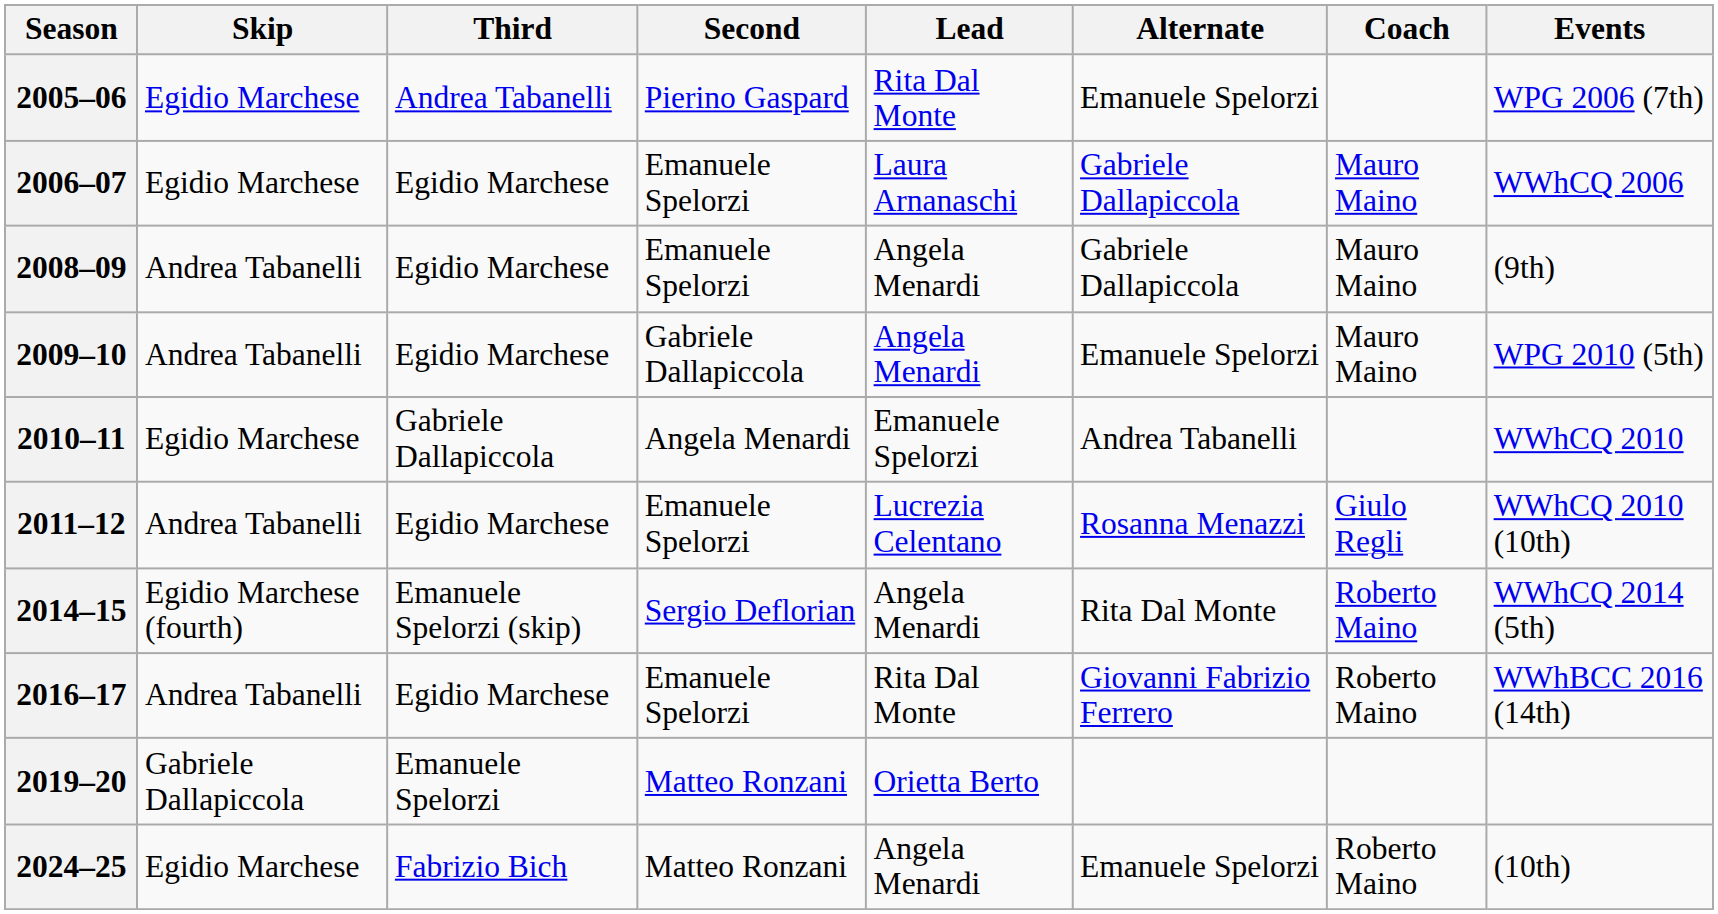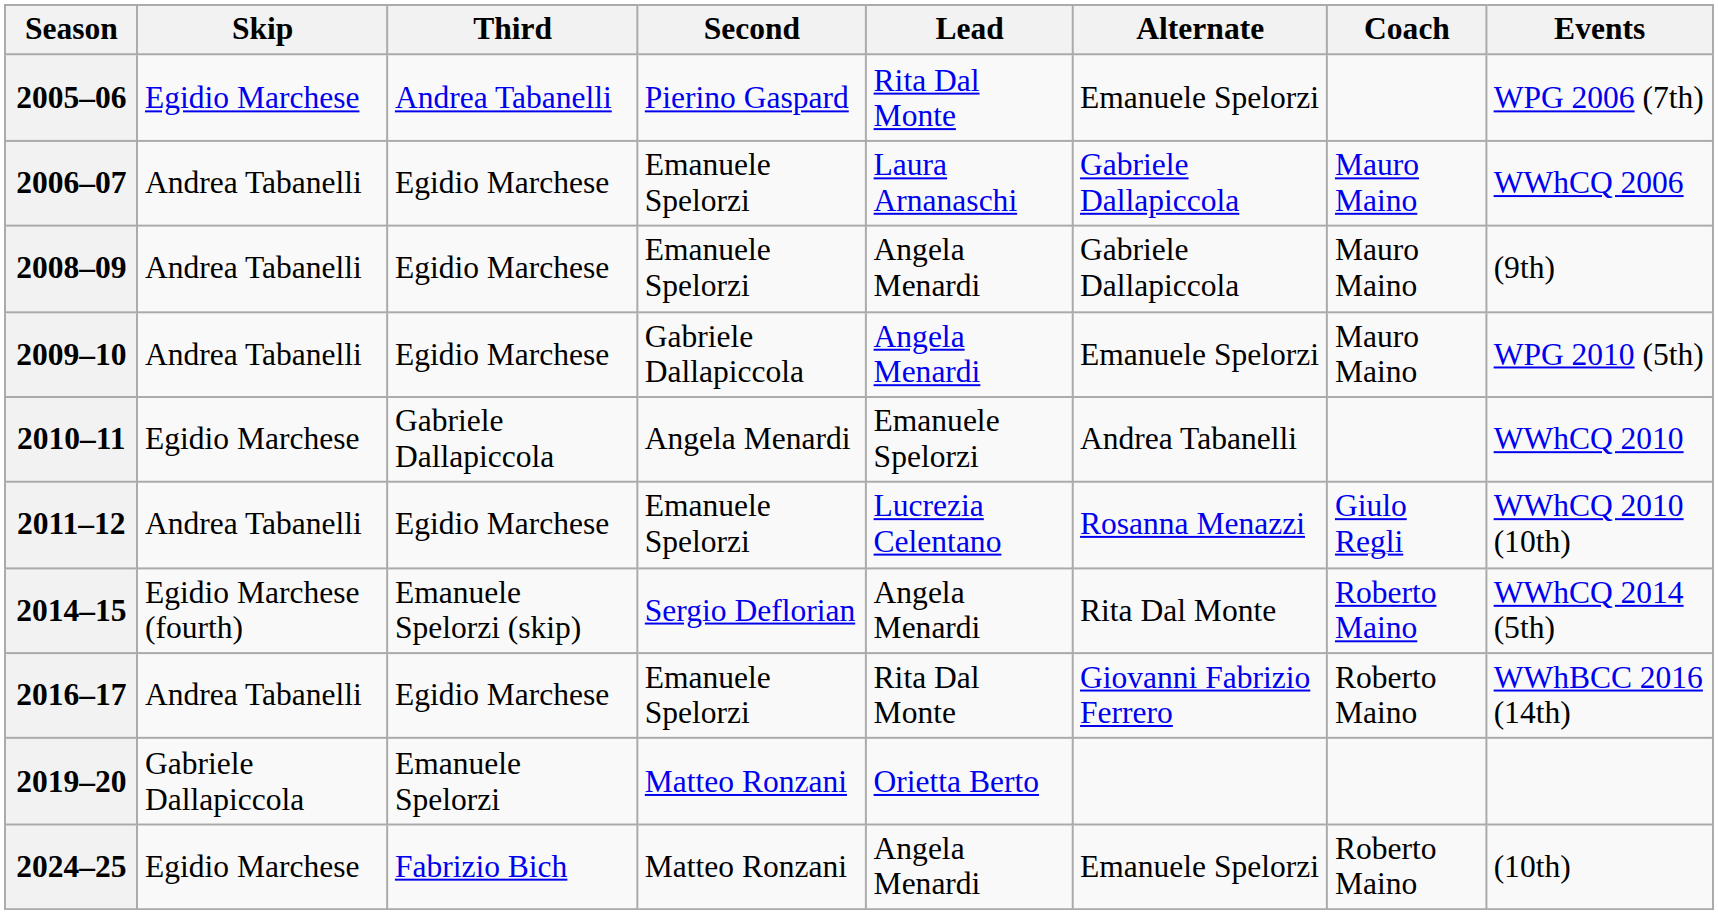(252, 182) Egidio Marchese -> (253, 182) Andrea Tabanelli
